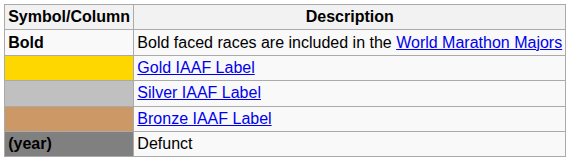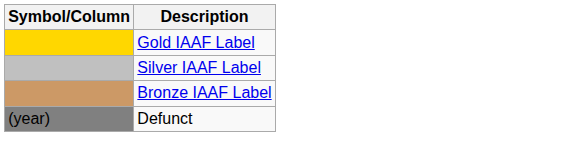- row: (350, 42)
(30, 144) bold -> (29, 118) normal
